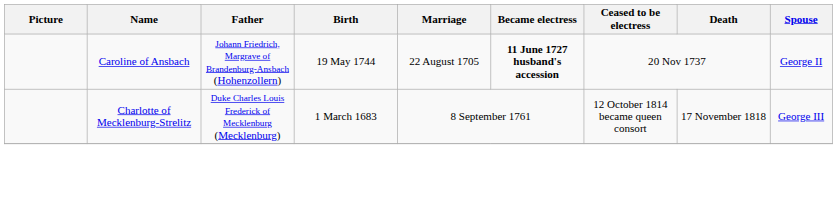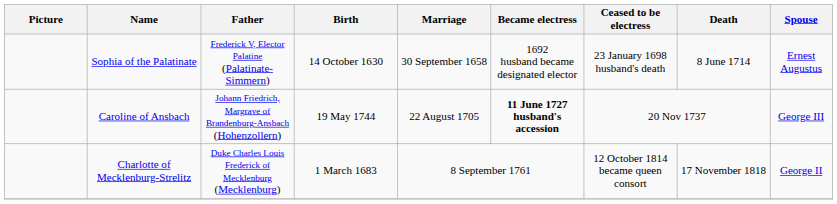+ row: (144, 61)
(801, 61) George II -> (801, 116) George III
(801, 116) George III -> (801, 171) George II
